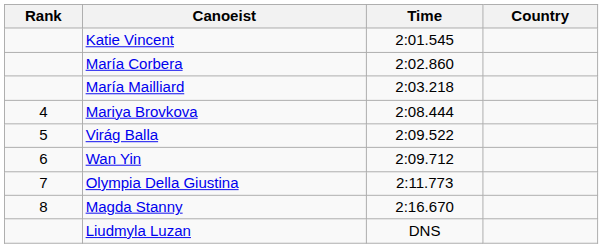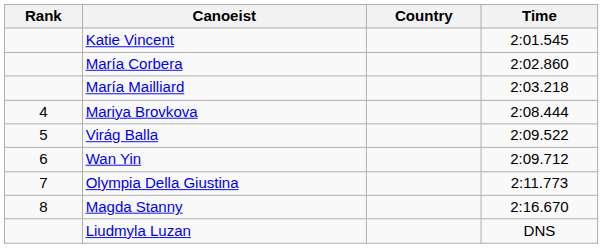columns swapped: (540, 16) <-> (425, 16)
